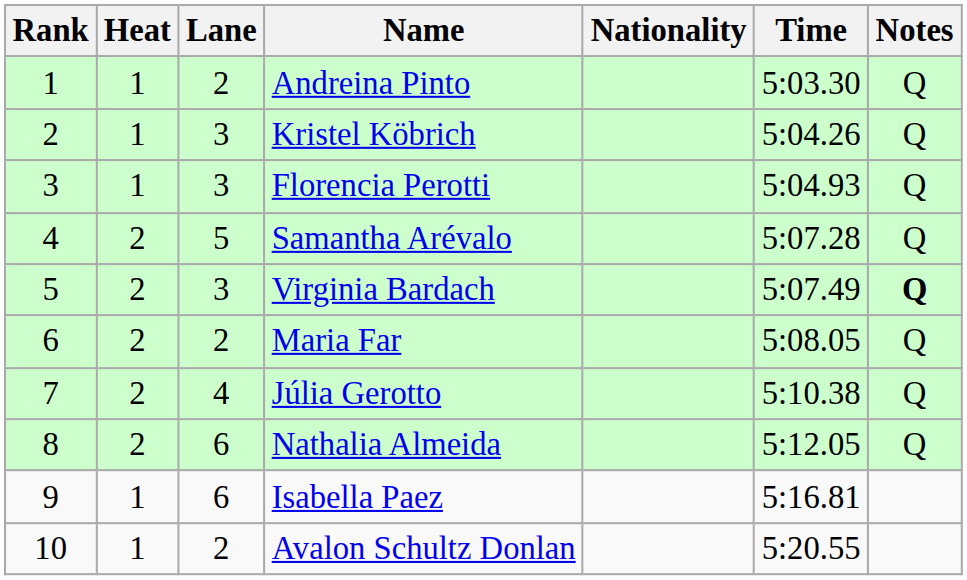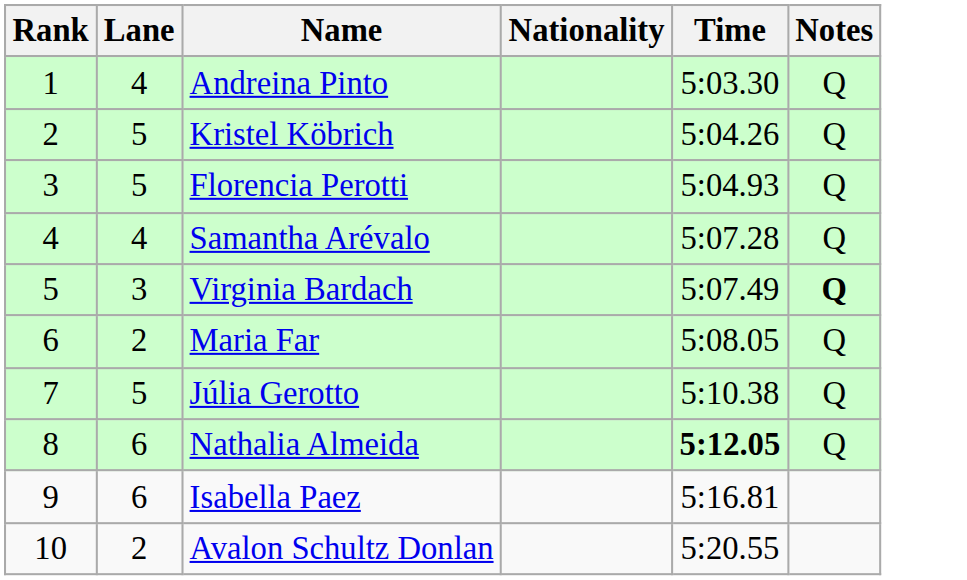- column: (137, 30)
(221, 82) 2 -> (139, 82) 4
(221, 133) 3 -> (139, 133) 5
(221, 185) 3 -> (139, 185) 5
(221, 237) 5 -> (139, 237) 4
(221, 392) 4 -> (139, 392) 5
(811, 444) normal -> (730, 444) bold
